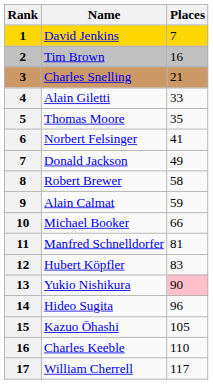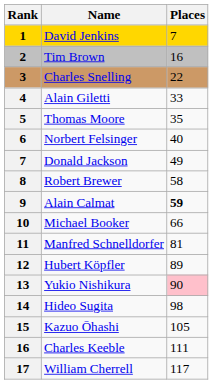(177, 77) 21 -> (177, 77) 22
(177, 139) 41 -> (177, 139) 40
(177, 202) normal -> (177, 202) bold
(177, 264) 83 -> (177, 264) 89
(177, 306) 96 -> (177, 306) 98
(180, 347) 110 -> (179, 347) 111
